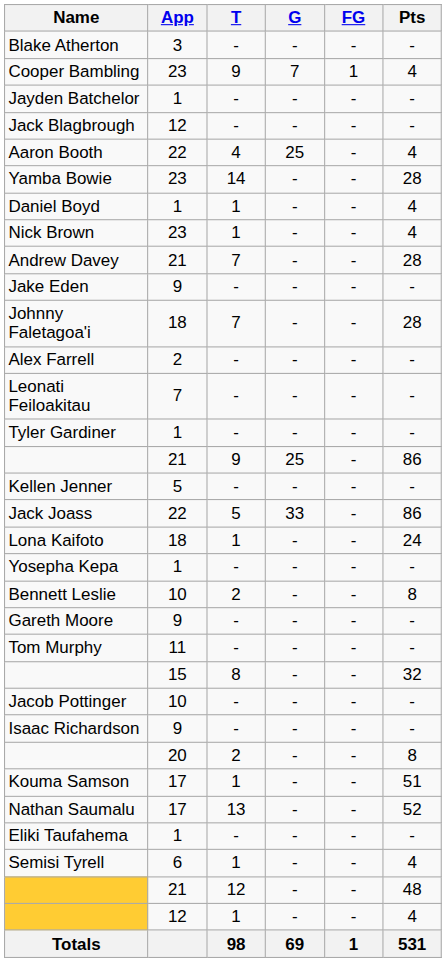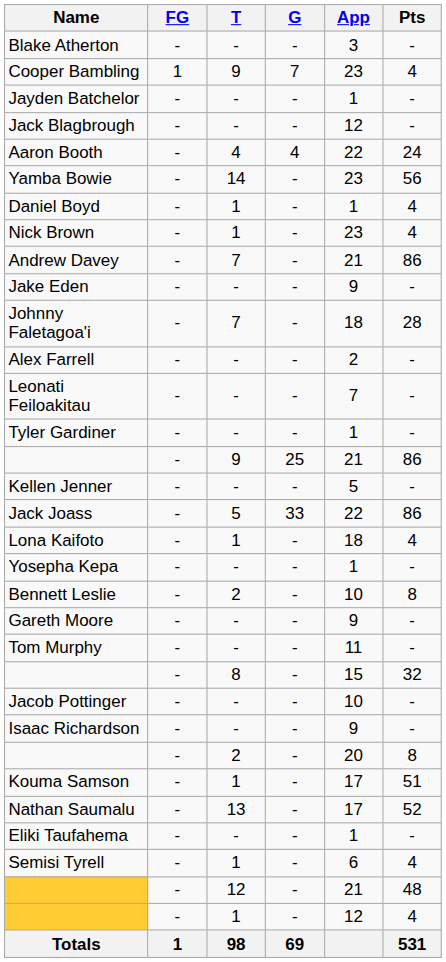columns swapped: (177, 17) <-> (353, 17)
(295, 152) 25 -> (295, 152) 4
(412, 152) 4 -> (412, 152) 24
(412, 179) 28 -> (412, 179) 56
(412, 260) 28 -> (412, 260) 86
(412, 540) 24 -> (412, 540) 4
